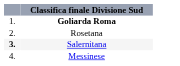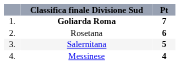+ column: (164, 9)
(12, 44) bold -> (12, 44) normal
